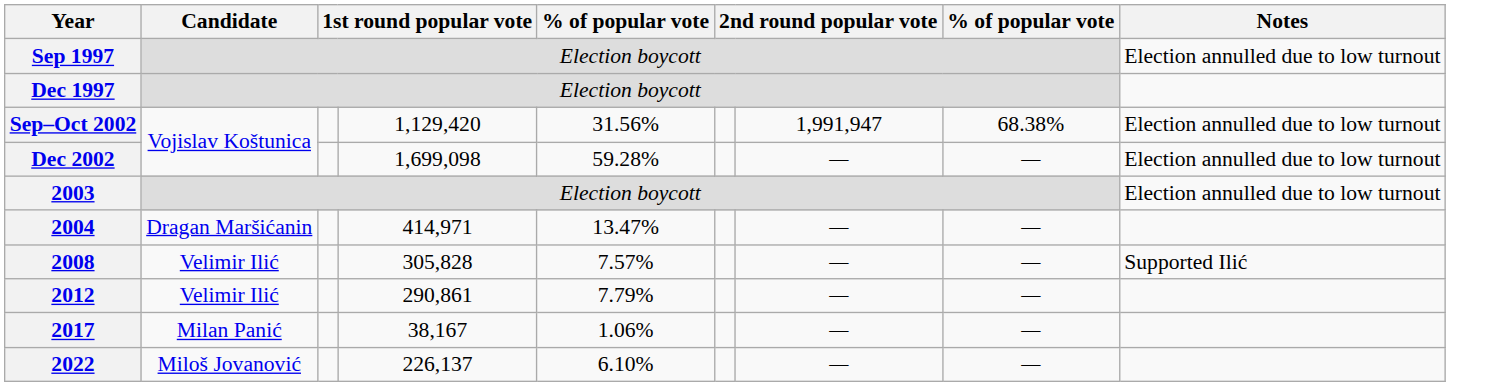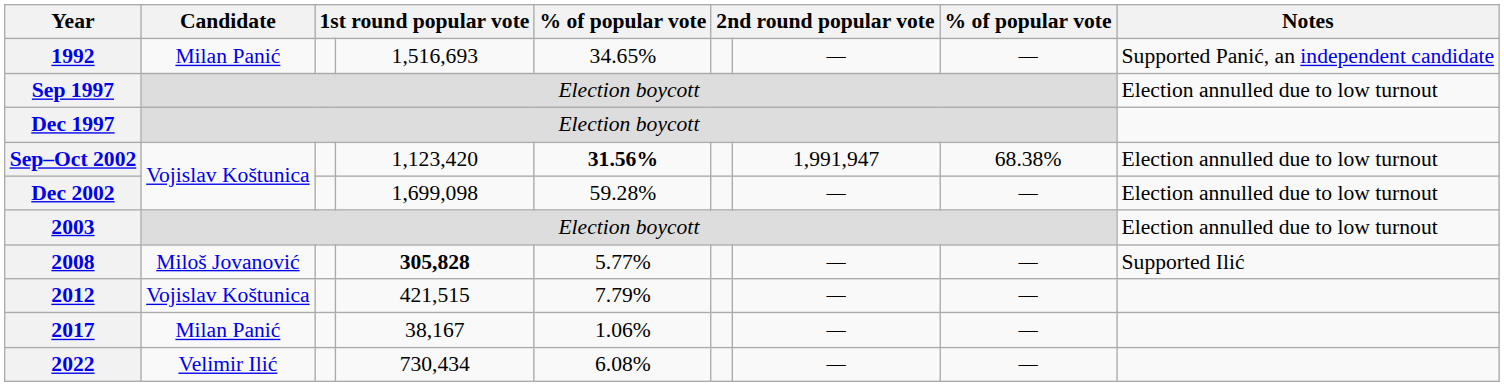+ row: (73, 55)
(438, 124) 1,129,420 -> (435, 158) 1,123,420
(626, 124) normal -> (623, 158) bold
- row: (73, 227)
(229, 261) Velimir Ilić -> (228, 261) Miloš Jovanović
(438, 261) normal -> (435, 261) bold
(626, 261) 7.57% -> (623, 261) 5.77%
(229, 295) Velimir Ilić -> (228, 295) Vojislav Koštunica
(438, 295) 290,861 -> (435, 295) 421,515
(229, 364) Miloš Jovanović -> (228, 364) Velimir Ilić
(438, 364) 226,137 -> (435, 364) 730,434
(626, 364) 6.10% -> (623, 364) 6.08%
